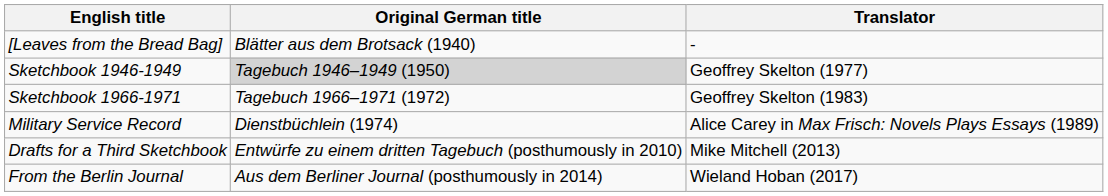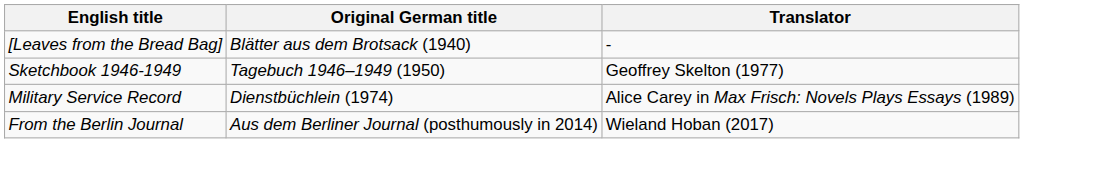(342, 71) lightgrey background -> (338, 71) no background
- row: (95, 97)
- row: (118, 151)
